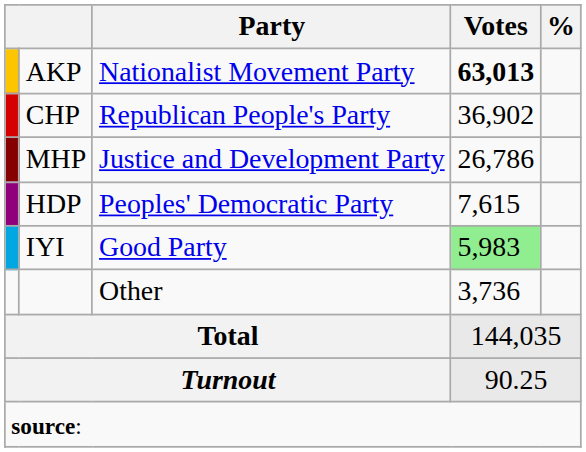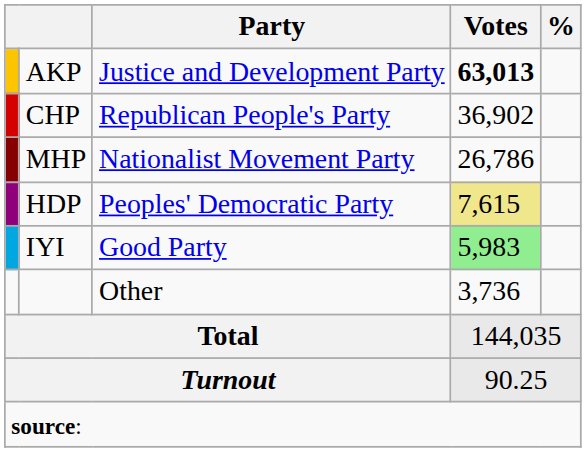(257, 70) Nationalist Movement Party -> (272, 70) Justice and Development Party
(272, 159) Justice and Development Party -> (257, 159) Nationalist Movement Party
(489, 203) no background -> (489, 203) khaki background
